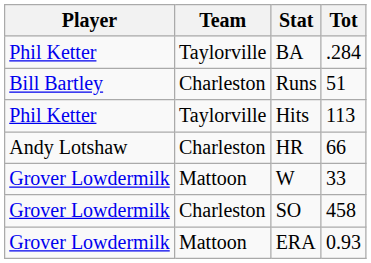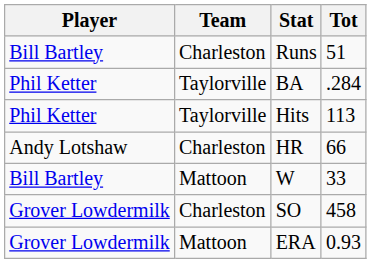rows swapped: (290, 52) <-> (296, 83)
(89, 178) Grover Lowdermilk -> (56, 178) Bill Bartley
